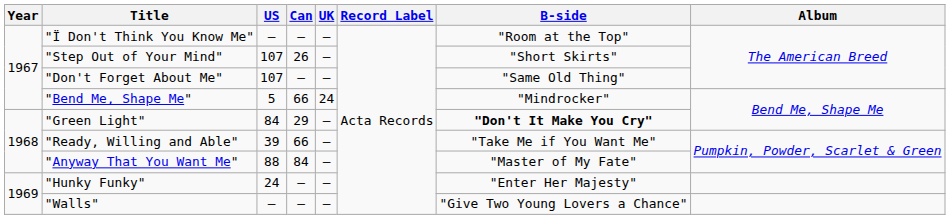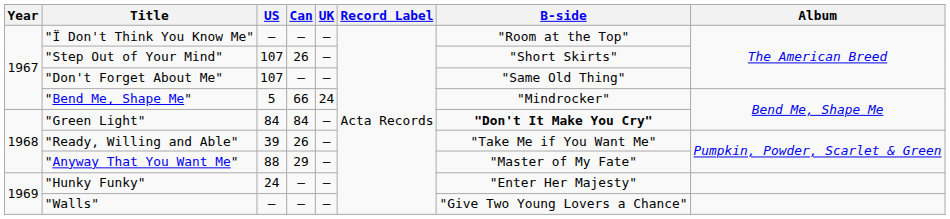(301, 120) 29 -> (301, 120) 84
(301, 141) 66 -> (301, 141) 26
(301, 162) 84 -> (301, 162) 29
